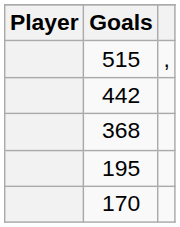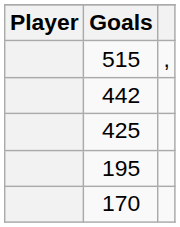+ row: (121, 131)
- row: (121, 131)
